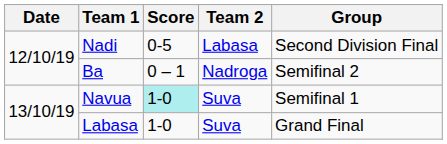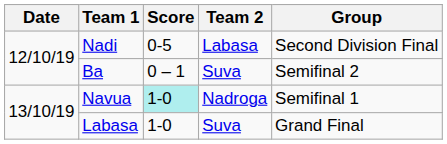(235, 71) Nadroga -> (222, 71) Suva
(222, 98) Suva -> (235, 98) Nadroga
